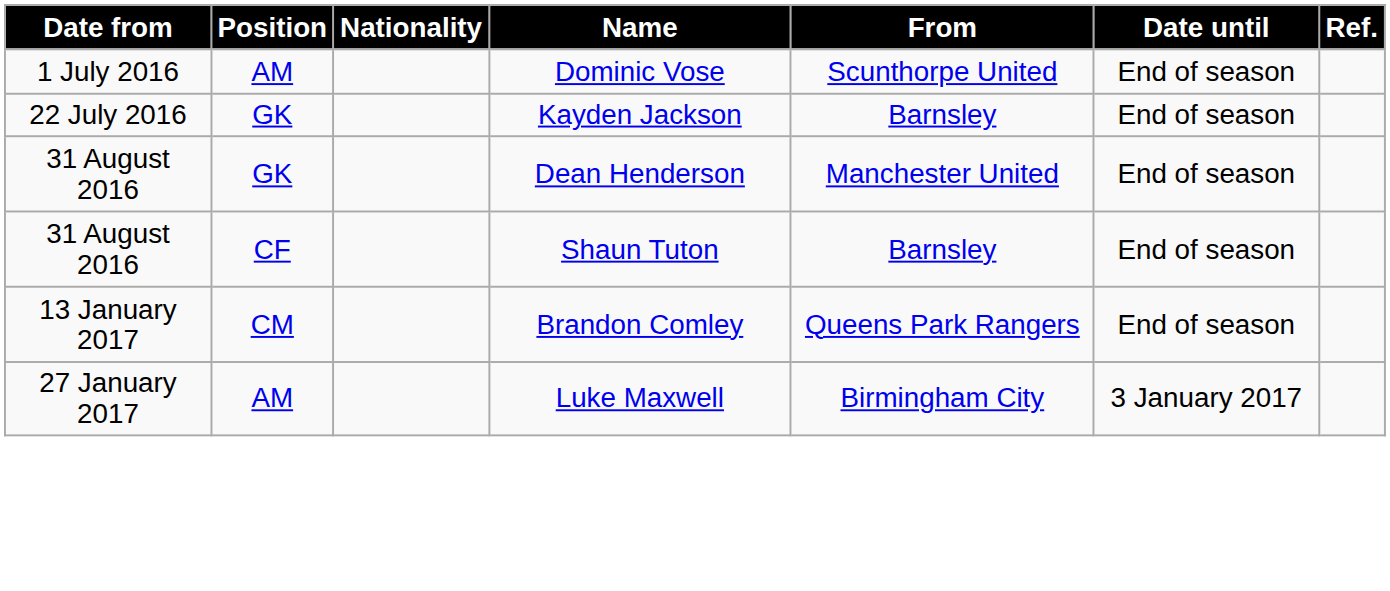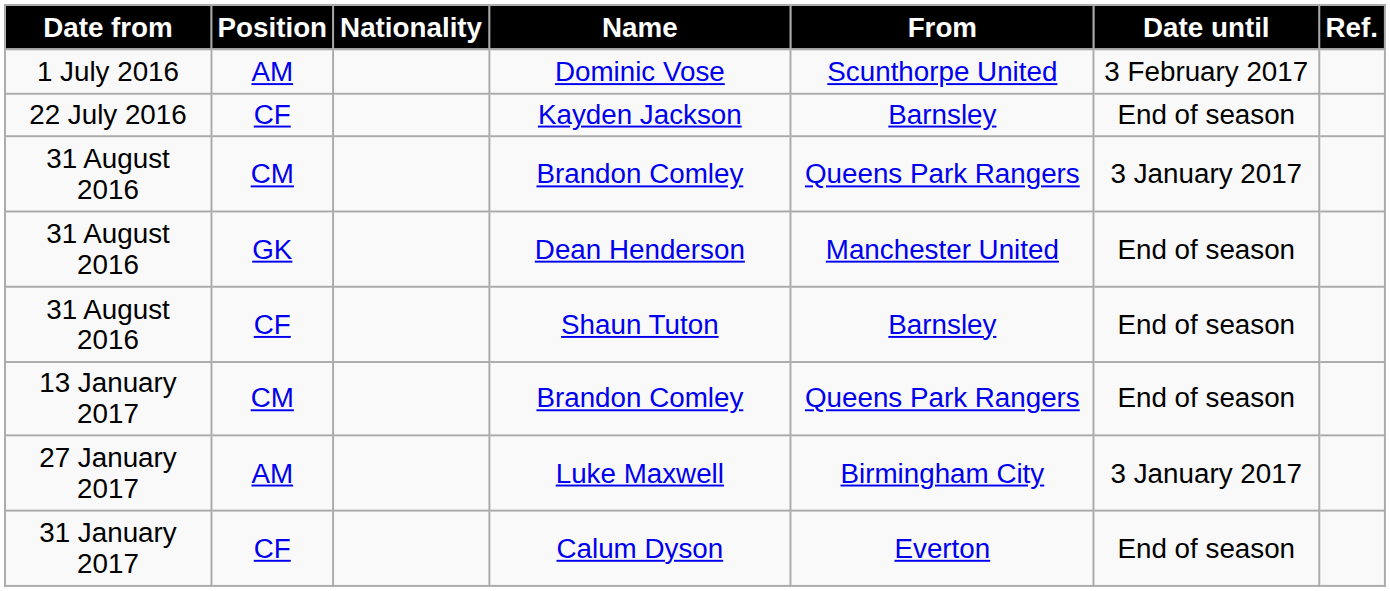(1206, 71) End of season -> (1206, 71) 3 February 2017
(272, 115) GK -> (272, 115) CF
+ row: (108, 174)
+ row: (108, 548)
